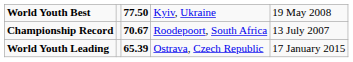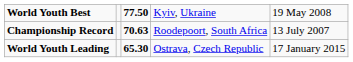(136, 30) 70.67 -> (136, 30) 70.63
(136, 48) 65.39 -> (136, 48) 65.30
